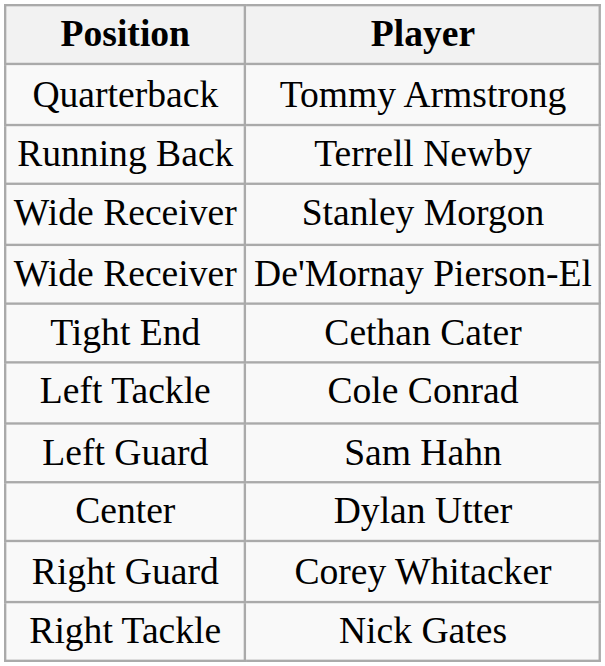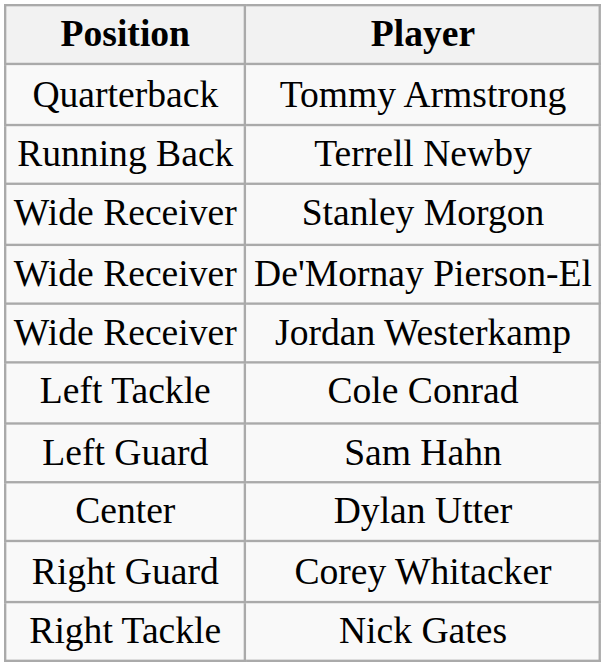+ row: (423, 332)
- row: (423, 332)
